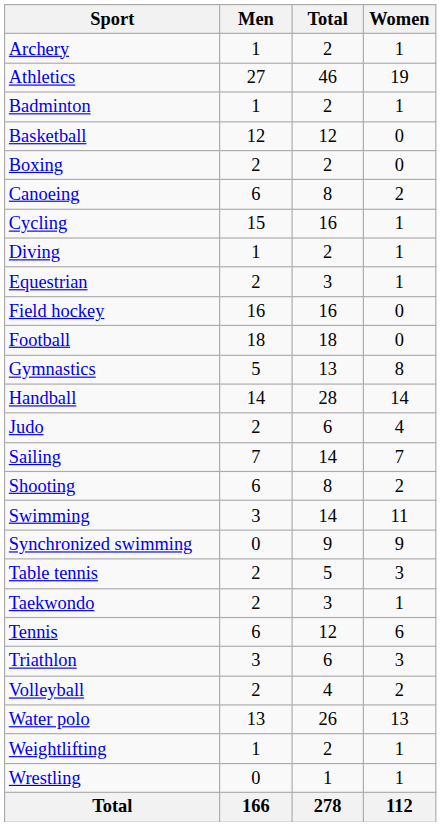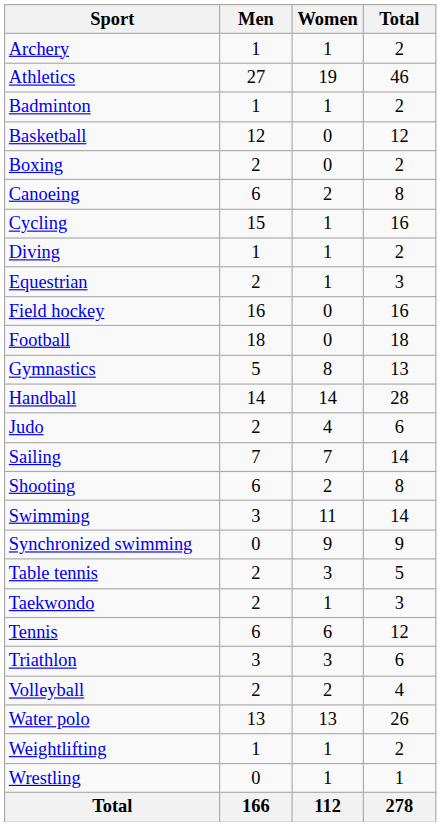columns swapped: (399, 19) <-> (328, 19)
